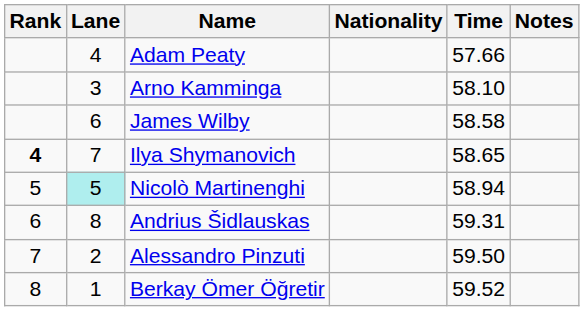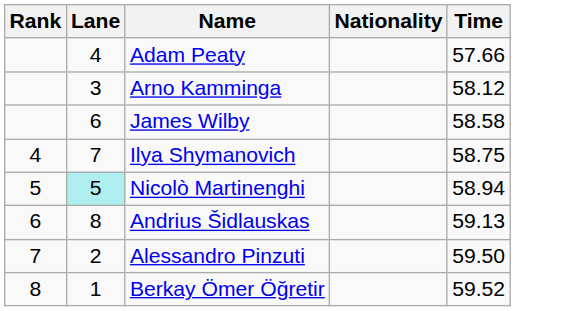- column: (544, 21)
(479, 88) 58.10 -> (479, 88) 58.12
(35, 155) bold -> (35, 155) normal
(479, 155) 58.65 -> (479, 155) 58.75
(479, 222) 59.31 -> (479, 222) 59.13
